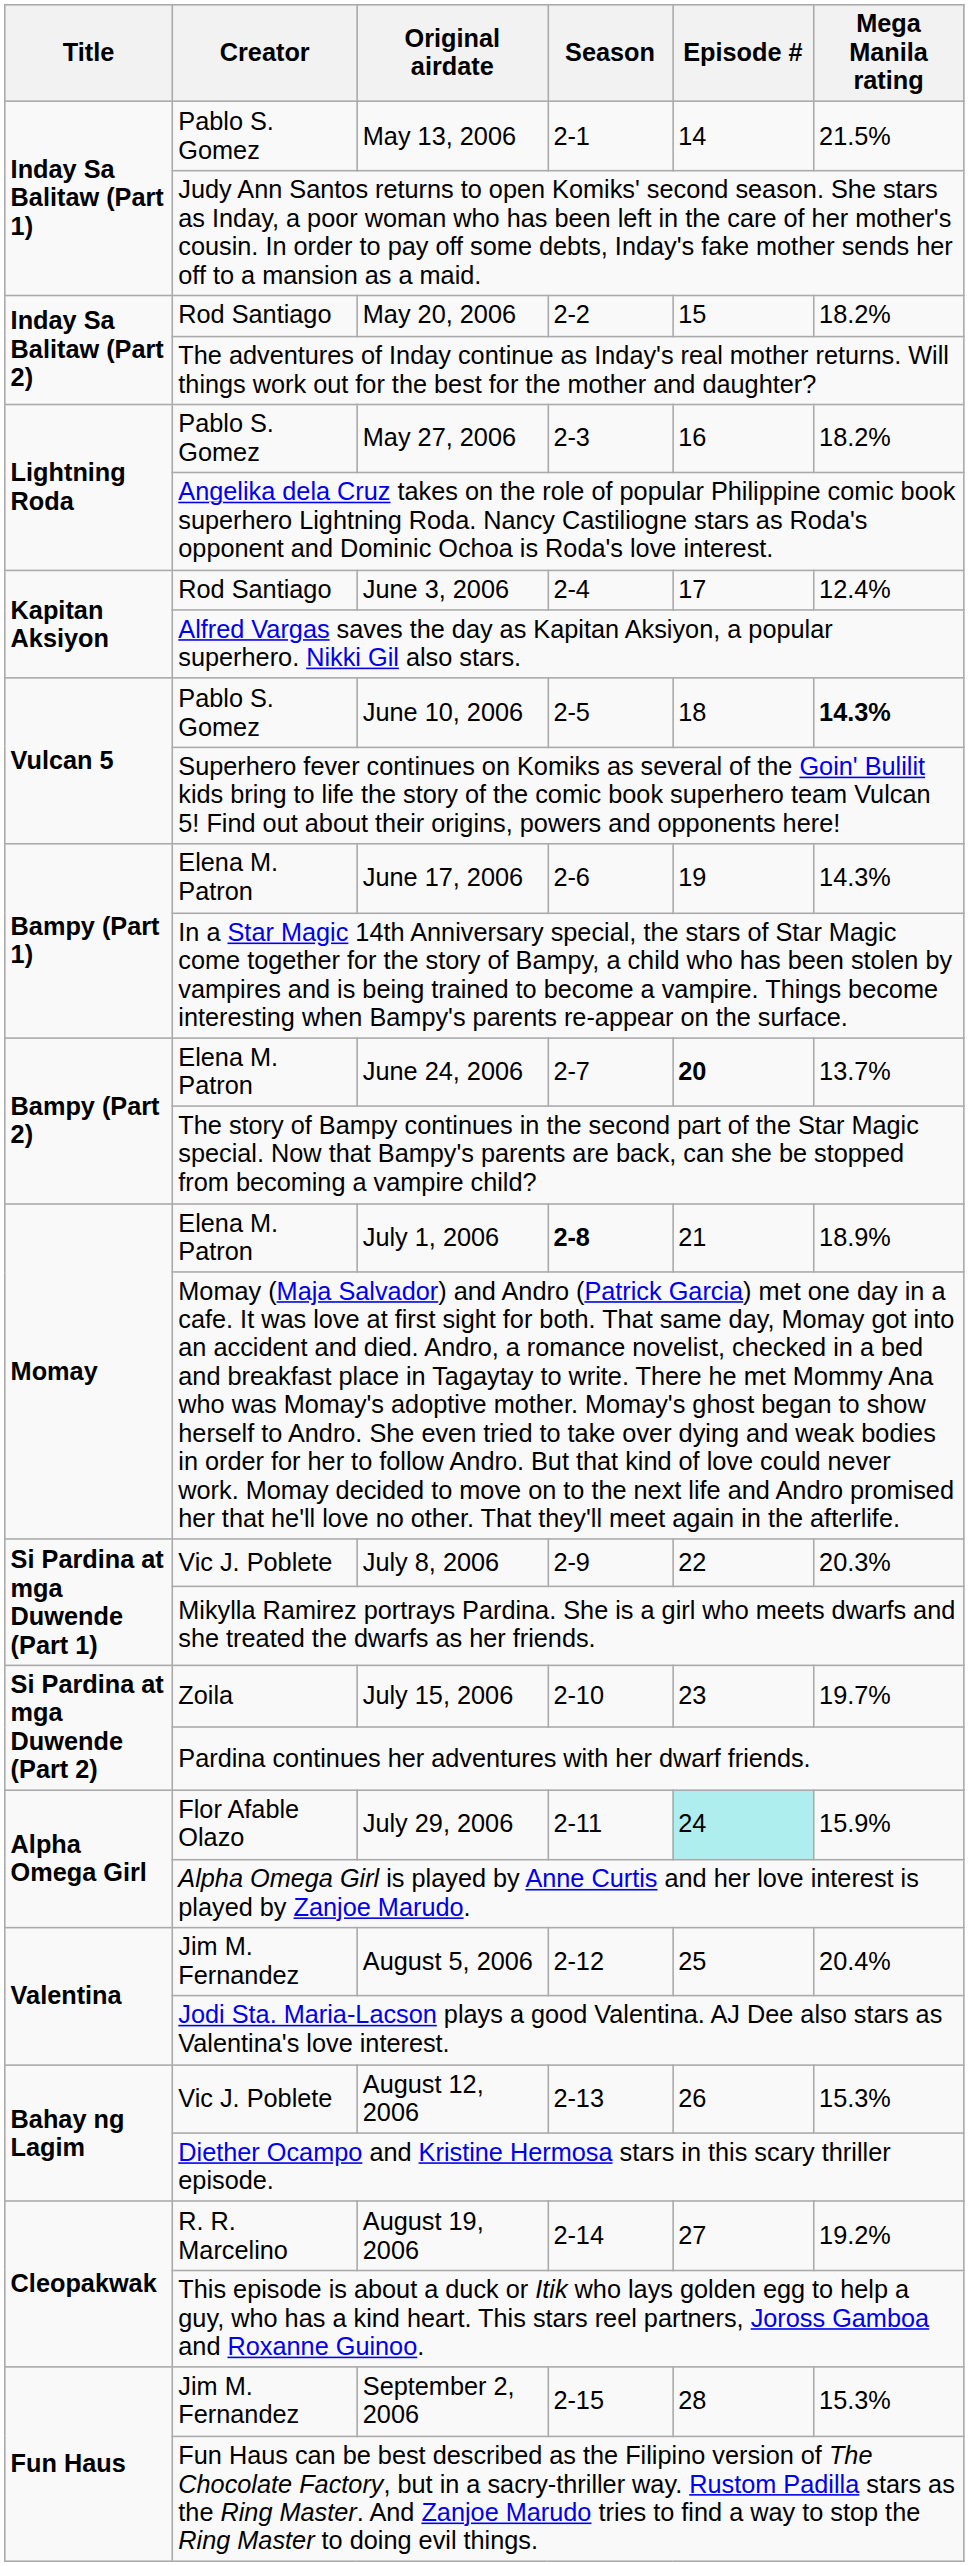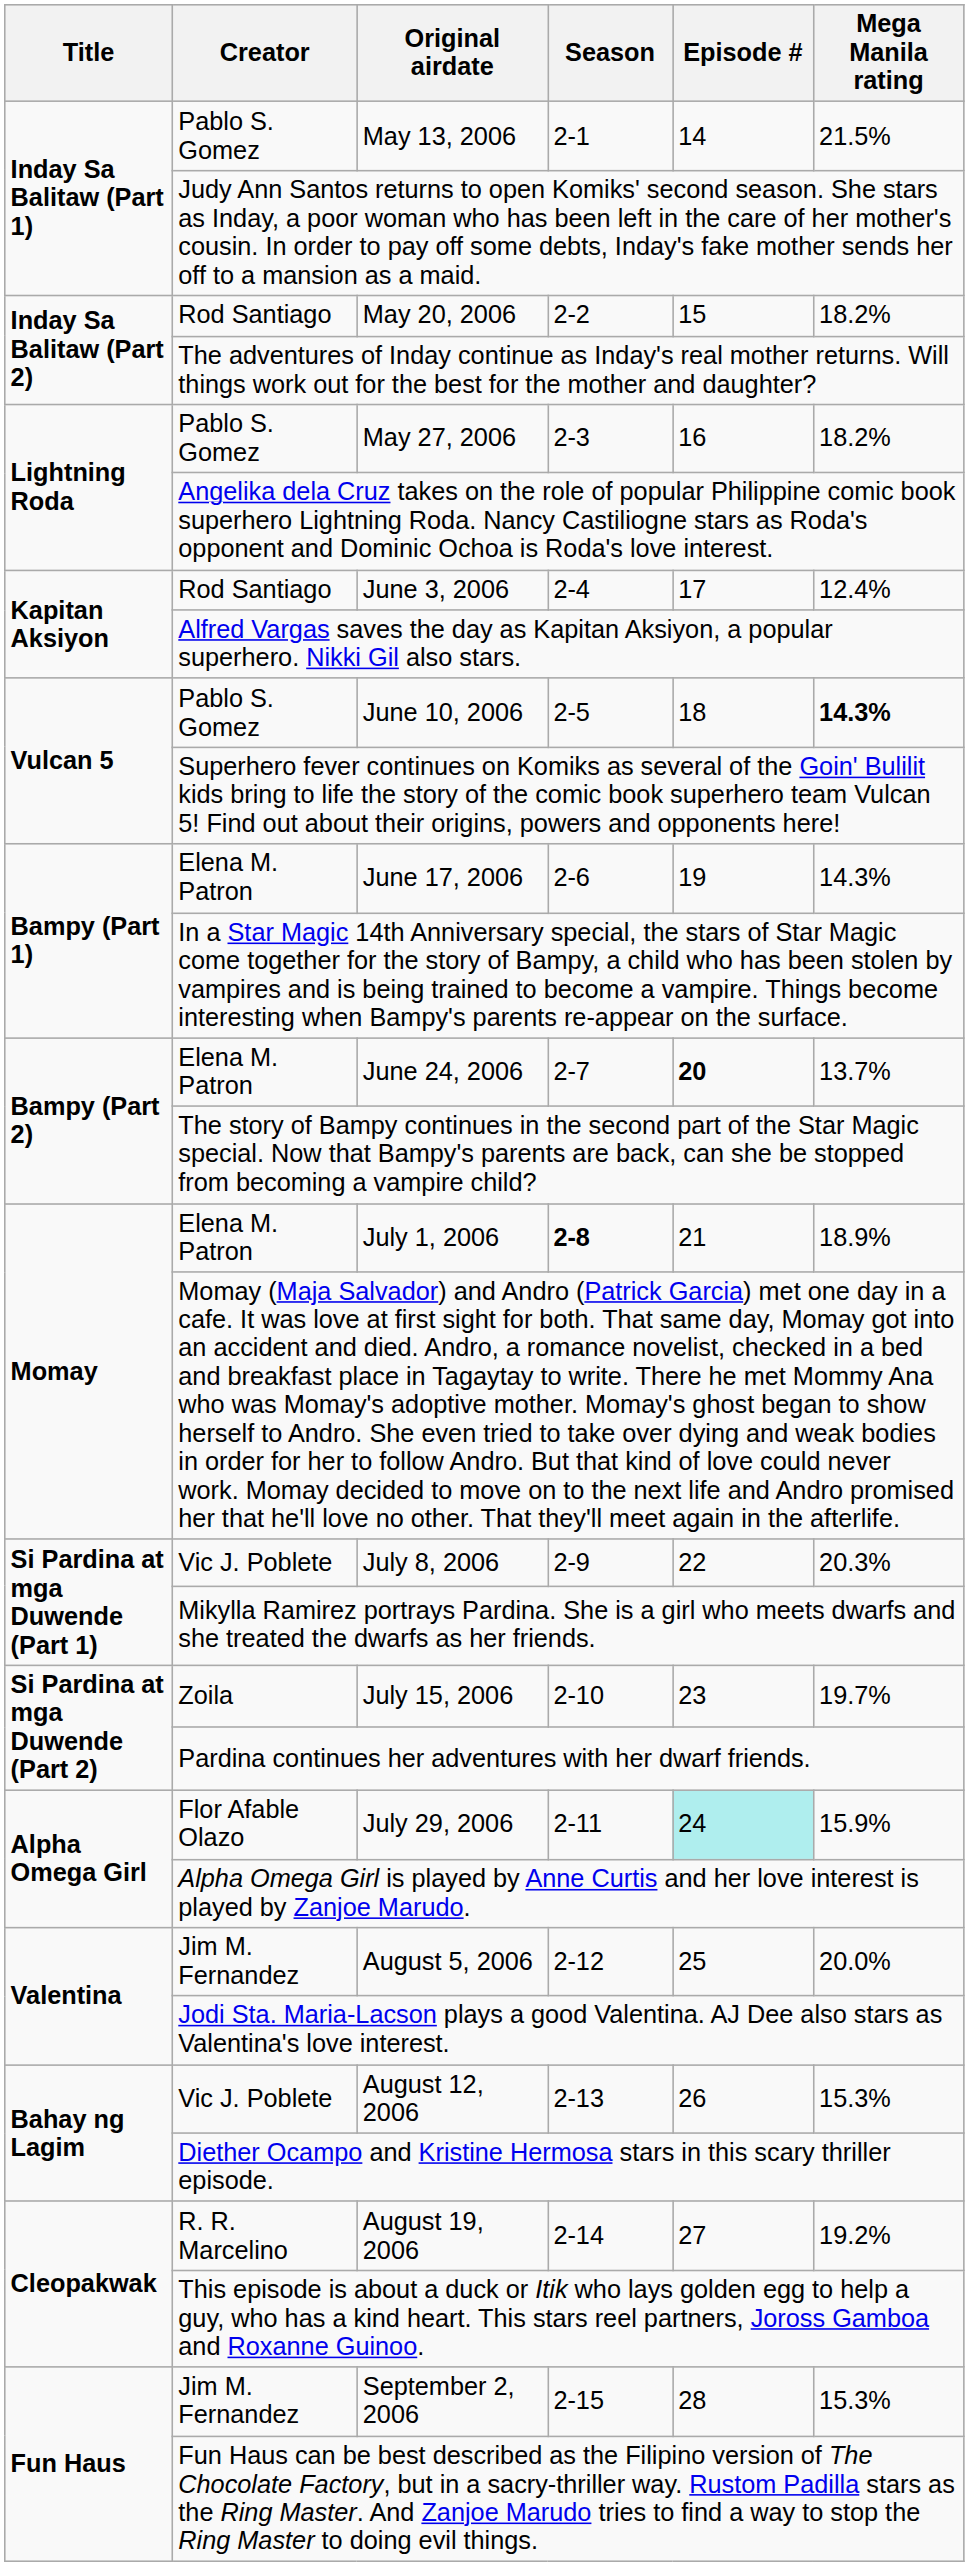(855, 1961) 20.4% -> (855, 1961) 20.0%
